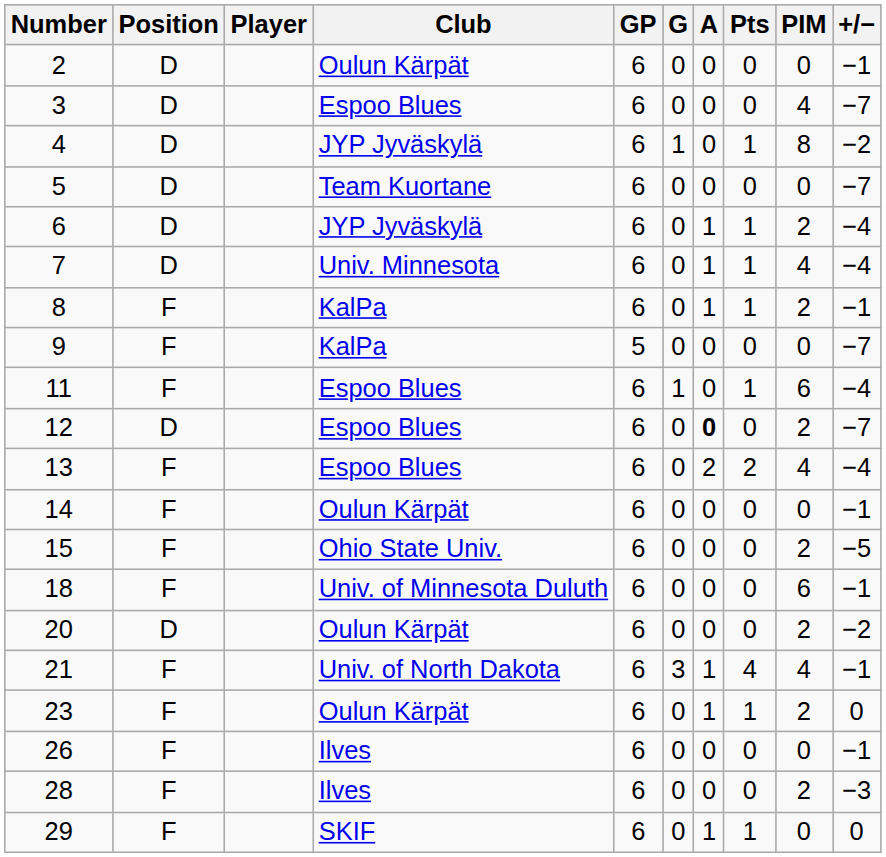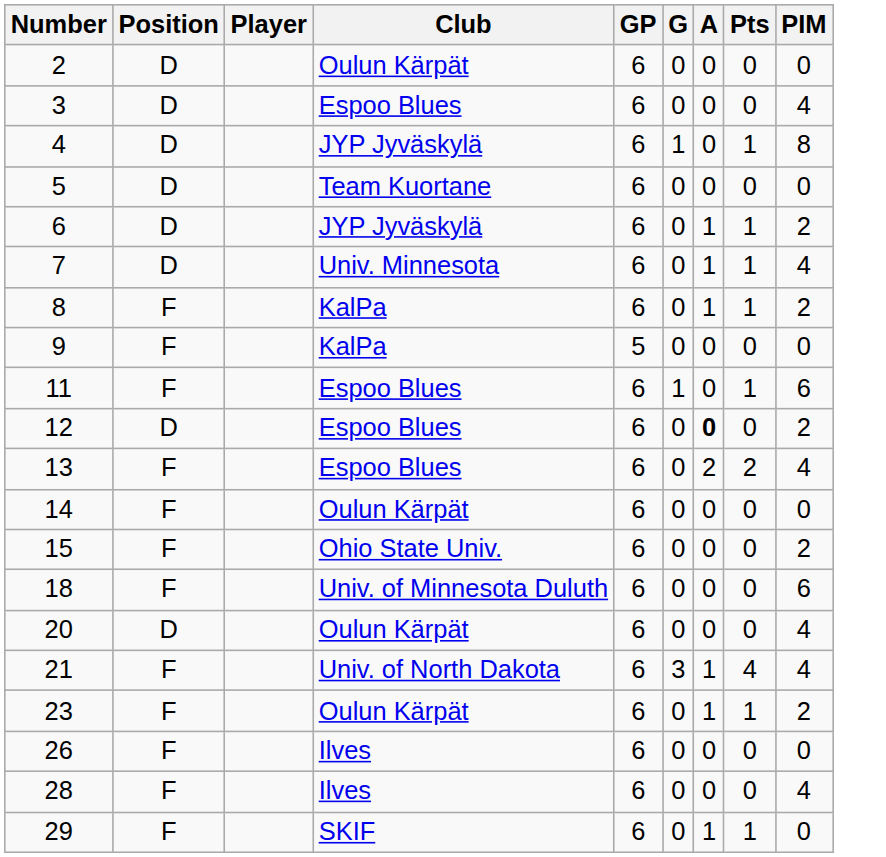- column: (857, 24)
(804, 629) 2 -> (804, 629) 4
(804, 791) 2 -> (804, 791) 4
